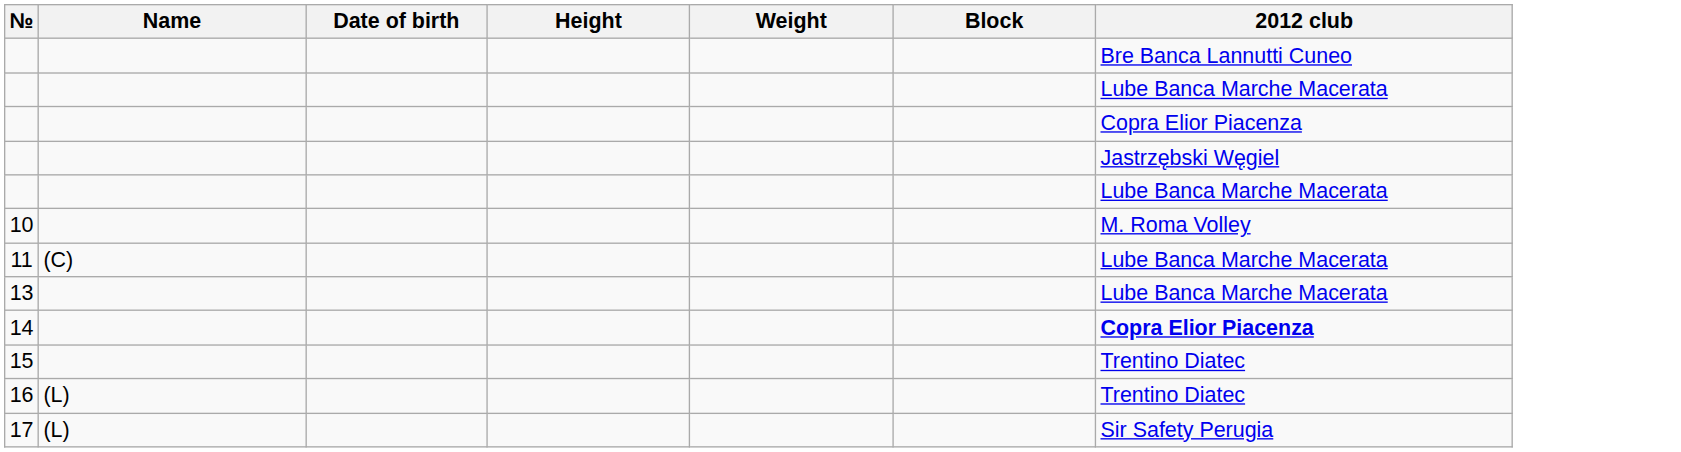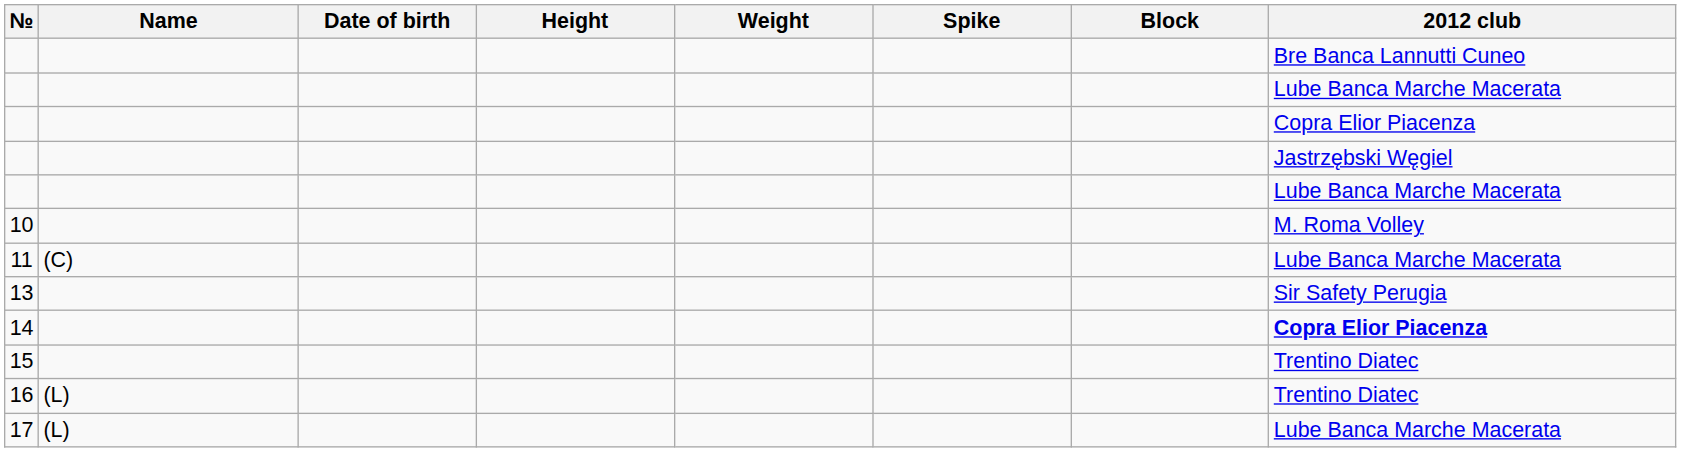+ column: (972, 21)
(1244, 293) Lube Banca Marche Macerata -> (1360, 293) Sir Safety Perugia
(1187, 429) Sir Safety Perugia -> (1417, 429) Lube Banca Marche Macerata
